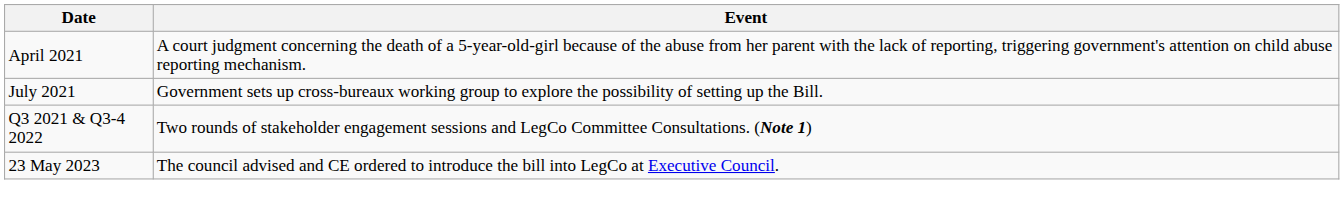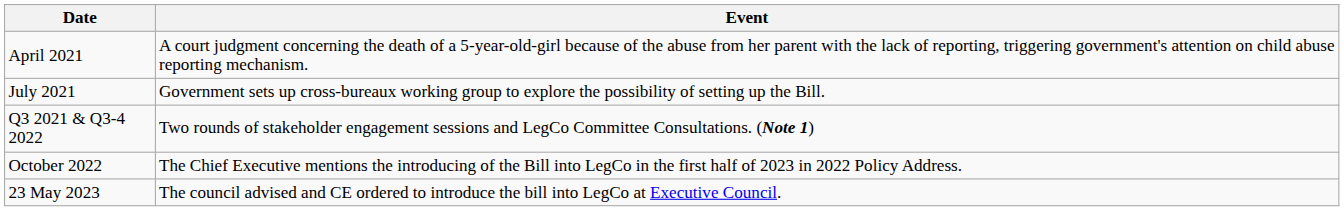+ row: (55, 165)
